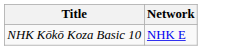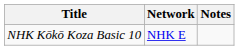+ column: (216, 14)
